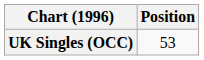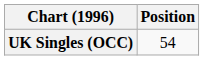(168, 42) 53 -> (168, 42) 54
